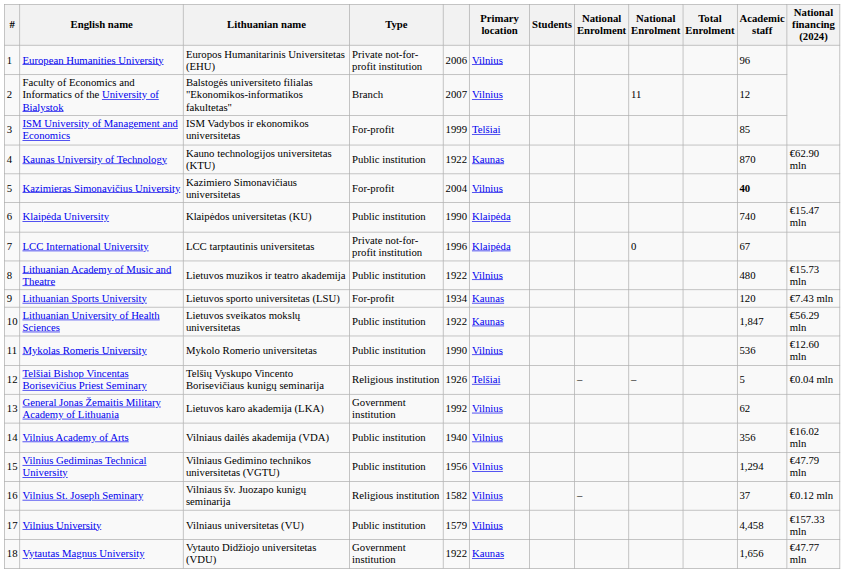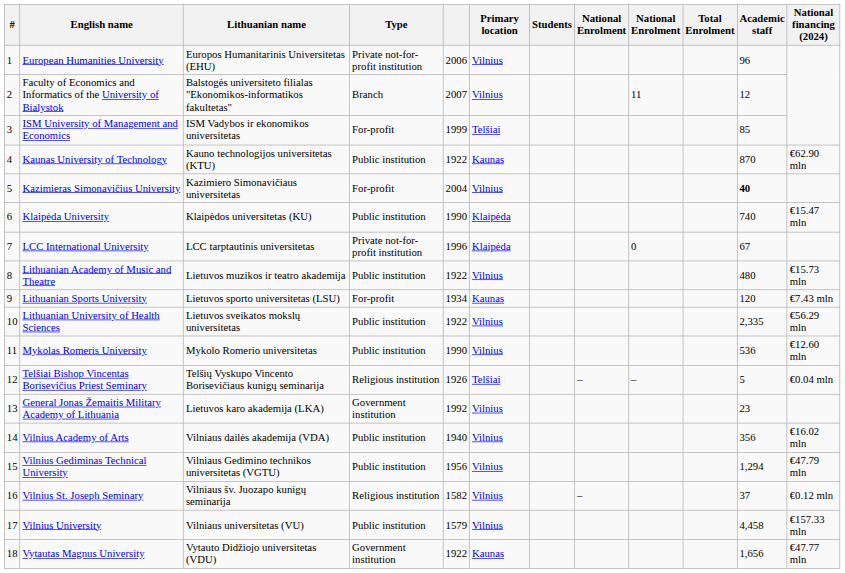(488, 321) Kaunas -> (487, 321) Vilnius
(752, 321) 1,847 -> (752, 321) 2,335
(745, 408) 62 -> (745, 408) 23
